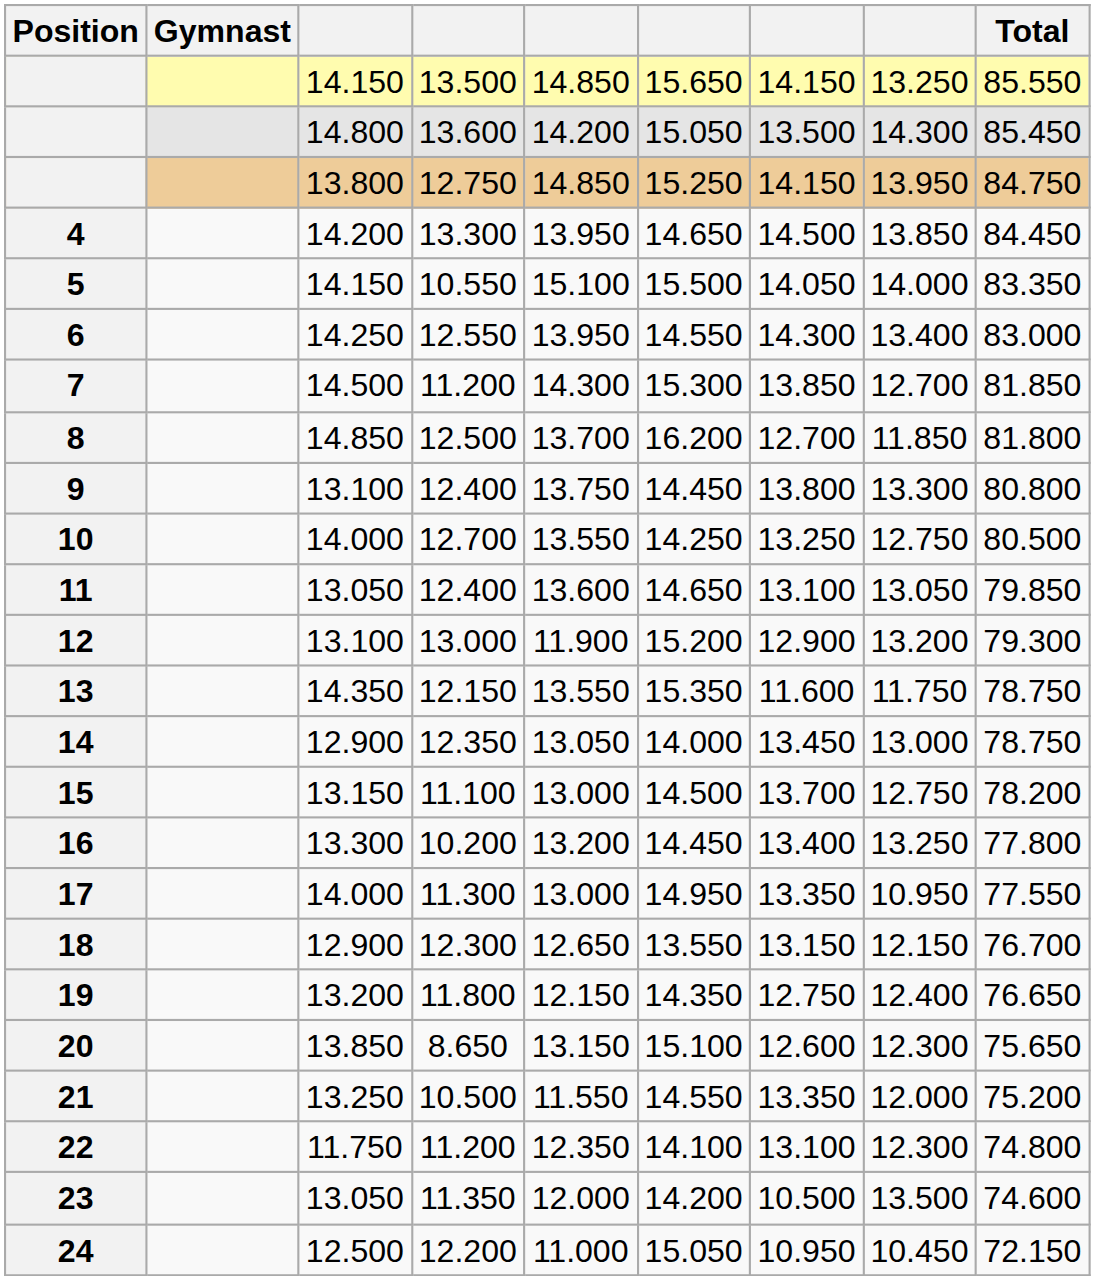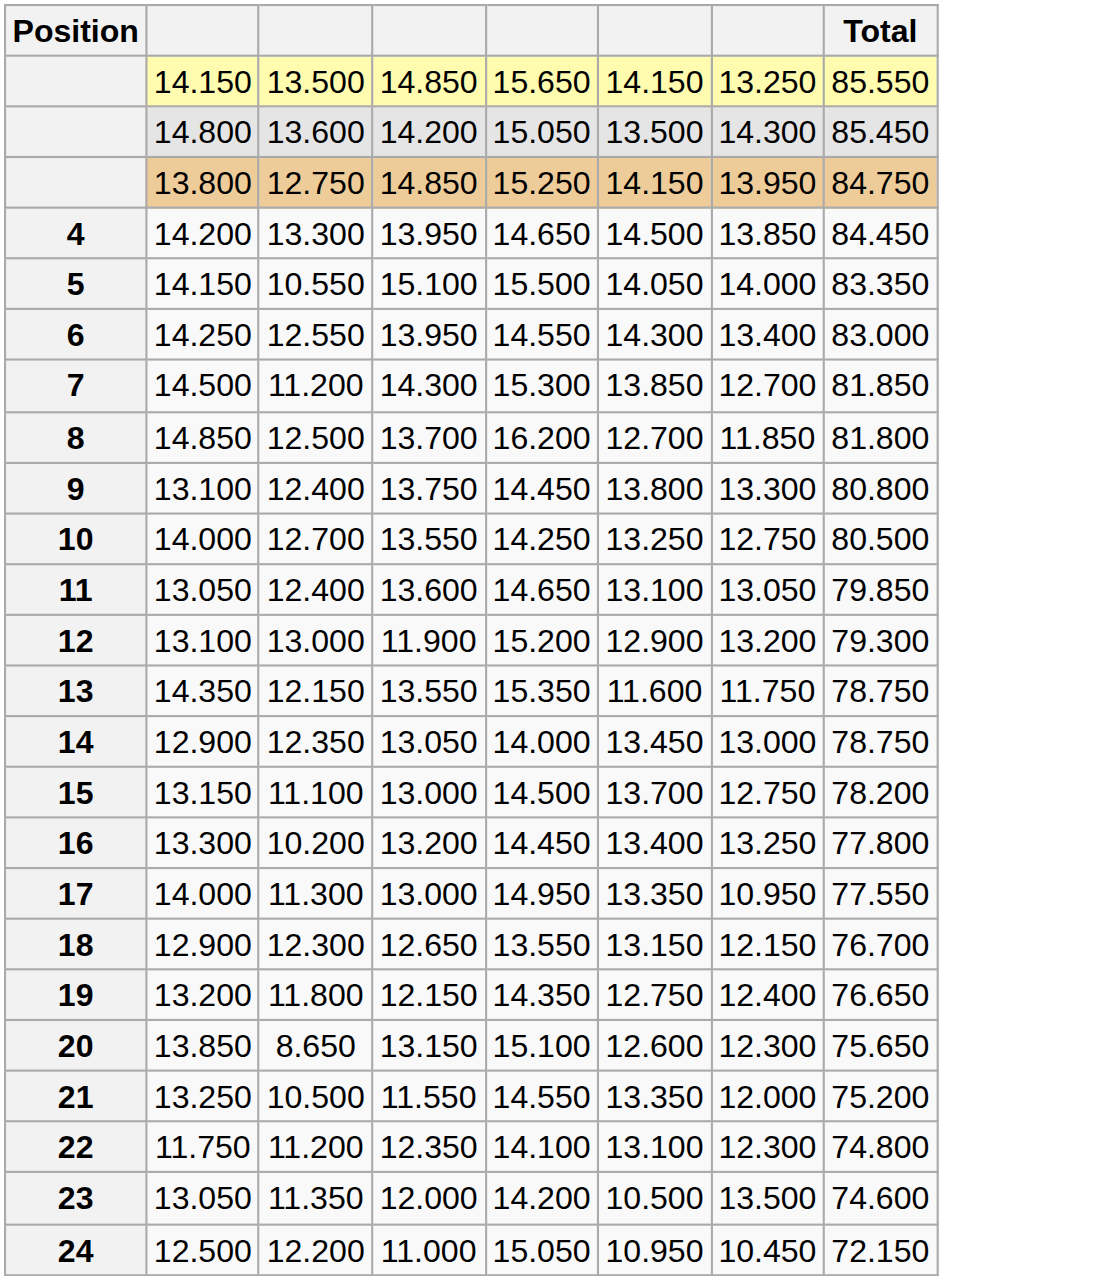- column: (222, 31)
